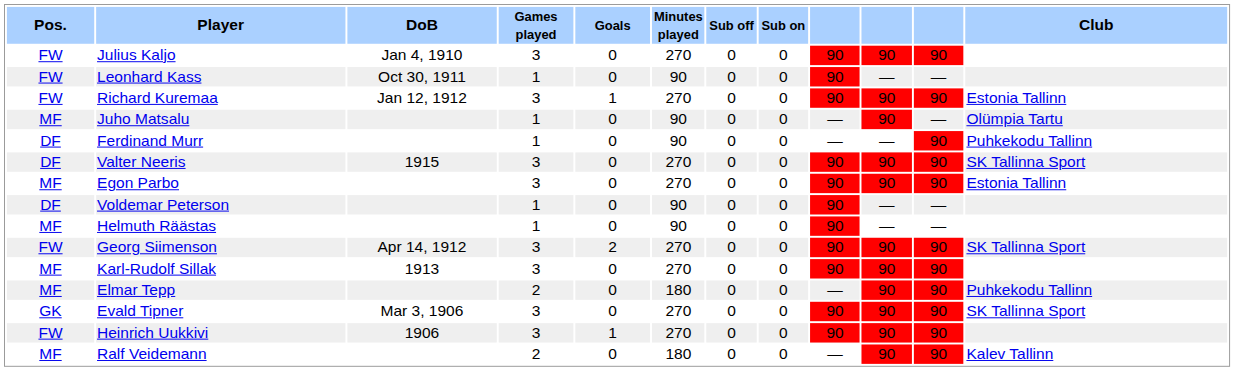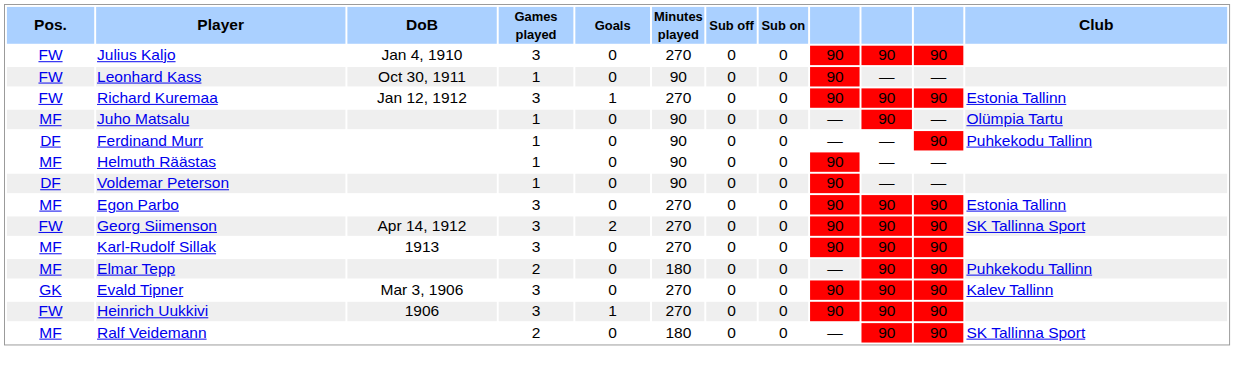- row: (141, 162)
rows swapped: (138, 183) <-> (157, 226)
(1026, 311) SK Tallinna Sport -> (1010, 290) Kalev Tallinn
(1010, 354) Kalev Tallinn -> (1026, 332) SK Tallinna Sport
